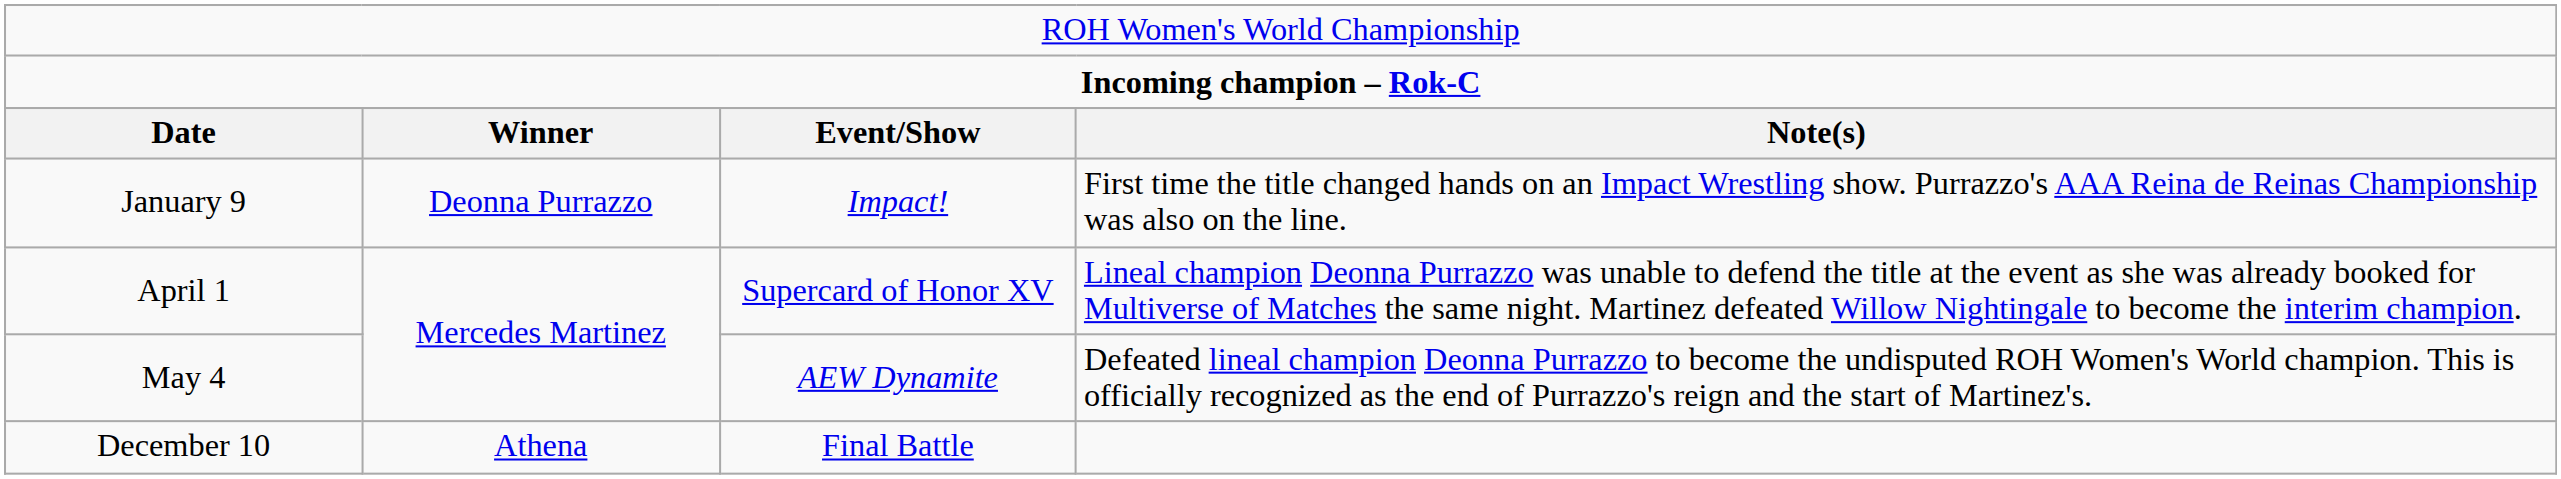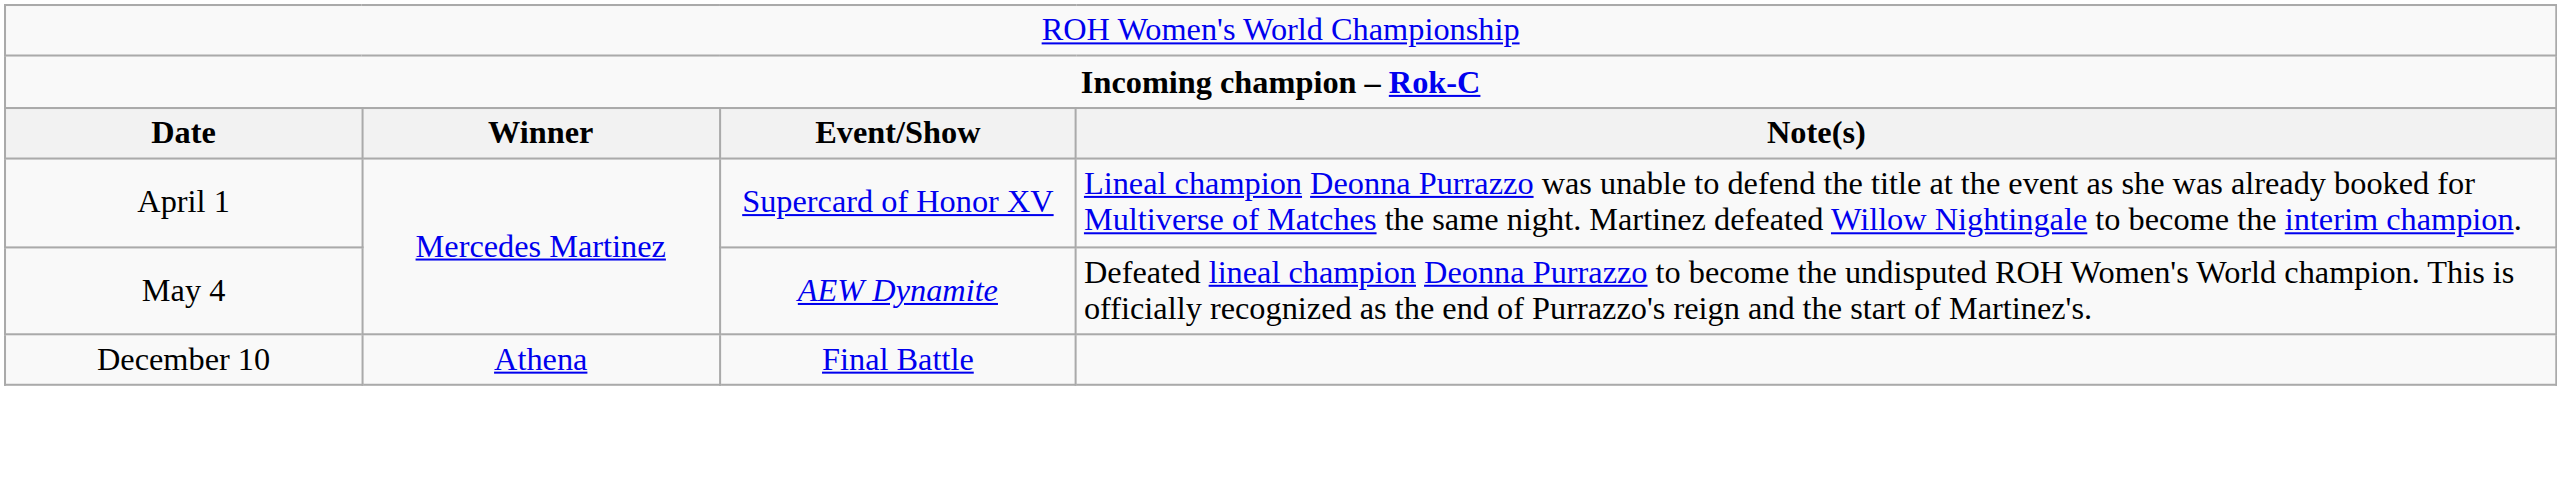- row: (184, 202)
